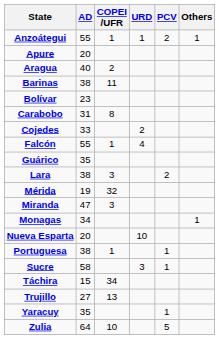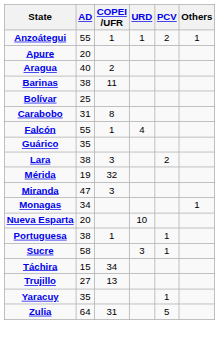(85, 98) 23 -> (85, 98) 25
- row: (40, 129)
(112, 327) 10 -> (112, 311) 31
